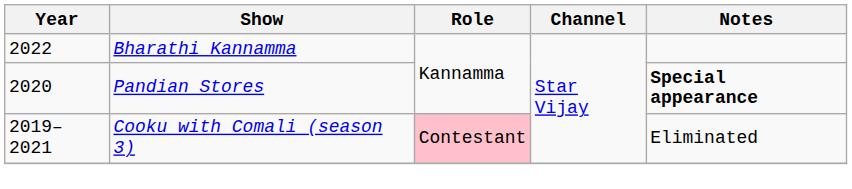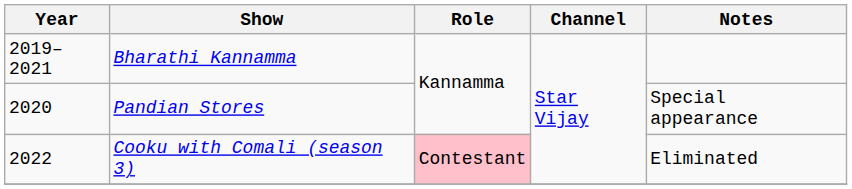(31, 49) 2022 -> (36, 59) 2019–2021
(704, 88) bold -> (704, 109) normal
(36, 138) 2019–2021 -> (31, 159) 2022
